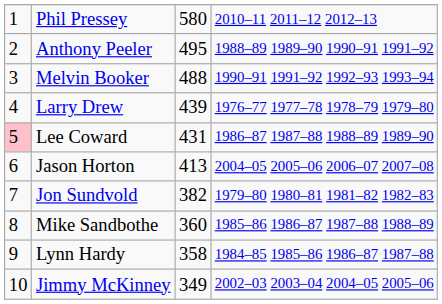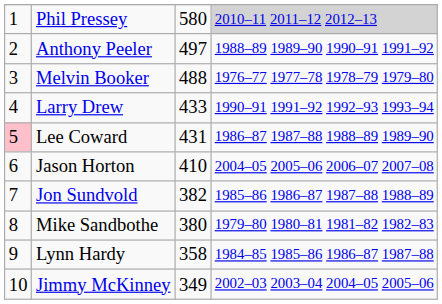(296, 19) no background -> (296, 19) lightgrey background
(193, 48) 495 -> (193, 48) 497
(324, 78) 1990–91 1991–92 1992–93 1993–94 -> (324, 78) 1976–77 1977–78 1978–79 1979–80
(193, 107) 439 -> (193, 107) 433
(324, 107) 1976–77 1977–78 1978–79 1979–80 -> (324, 107) 1990–91 1991–92 1992–93 1993–94
(193, 166) 413 -> (193, 166) 410
(324, 195) 1979–80 1980–81 1981–82 1982–83 -> (324, 195) 1985–86 1986–87 1987–88 1988–89
(193, 225) 360 -> (193, 225) 380
(324, 225) 1985–86 1986–87 1987–88 1988–89 -> (324, 225) 1979–80 1980–81 1981–82 1982–83
